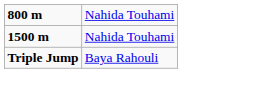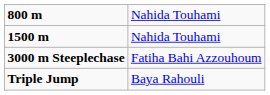+ row: (66, 57)
